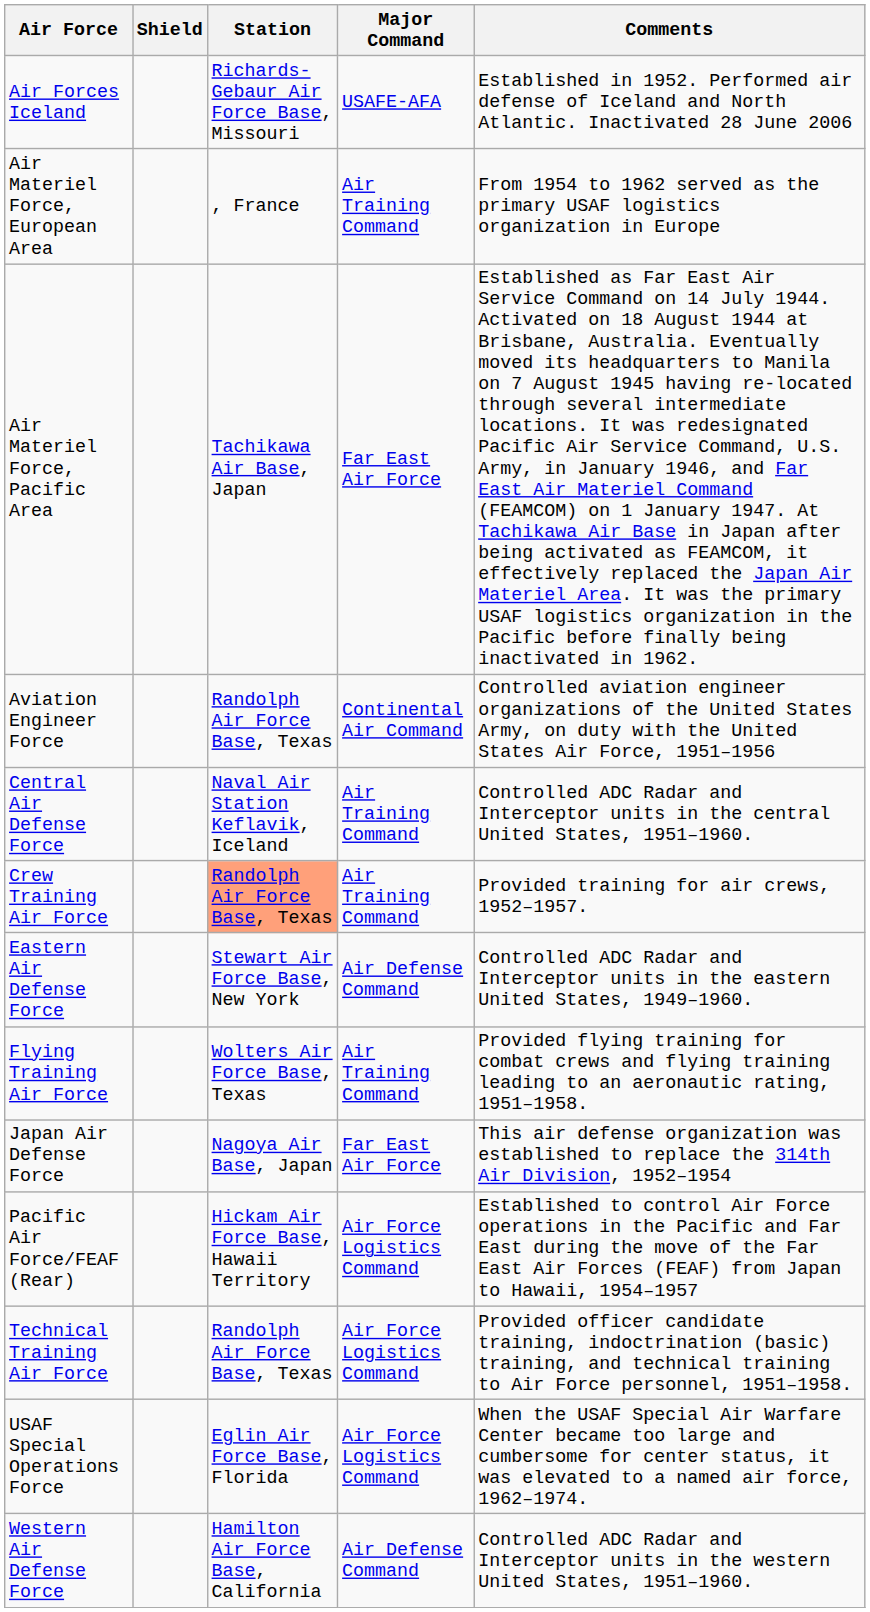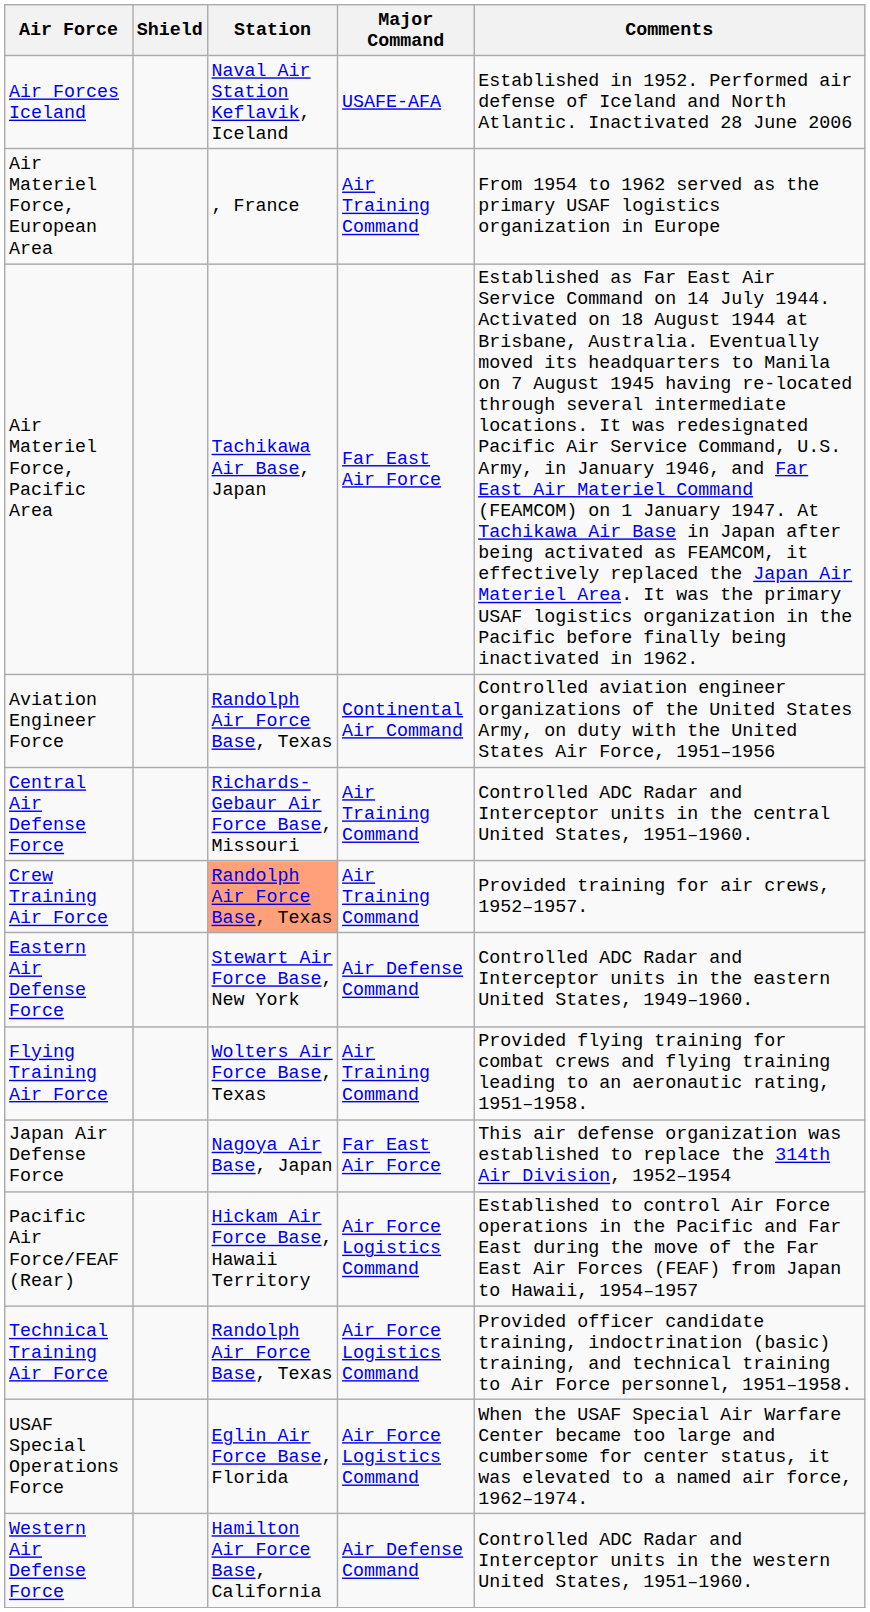(272, 102) Richards-Gebaur Air Force Base, Missouri -> (261, 102) Naval Air Station Keflavik, Iceland
(261, 814) Naval Air Station Keflavik, Iceland -> (272, 814) Richards-Gebaur Air Force Base, Missouri
